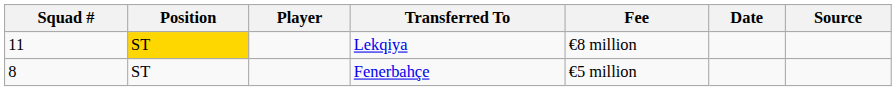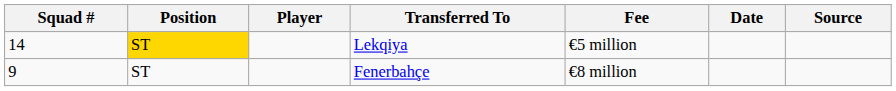(16, 45) 11 -> (17, 45) 14
(603, 45) €8 million -> (603, 45) €5 million
(12, 72) 8 -> (12, 72) 9
(603, 72) €5 million -> (603, 72) €8 million
